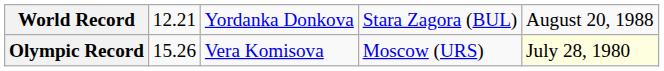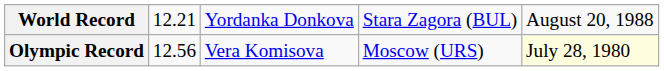(174, 50) 15.26 -> (174, 50) 12.56
